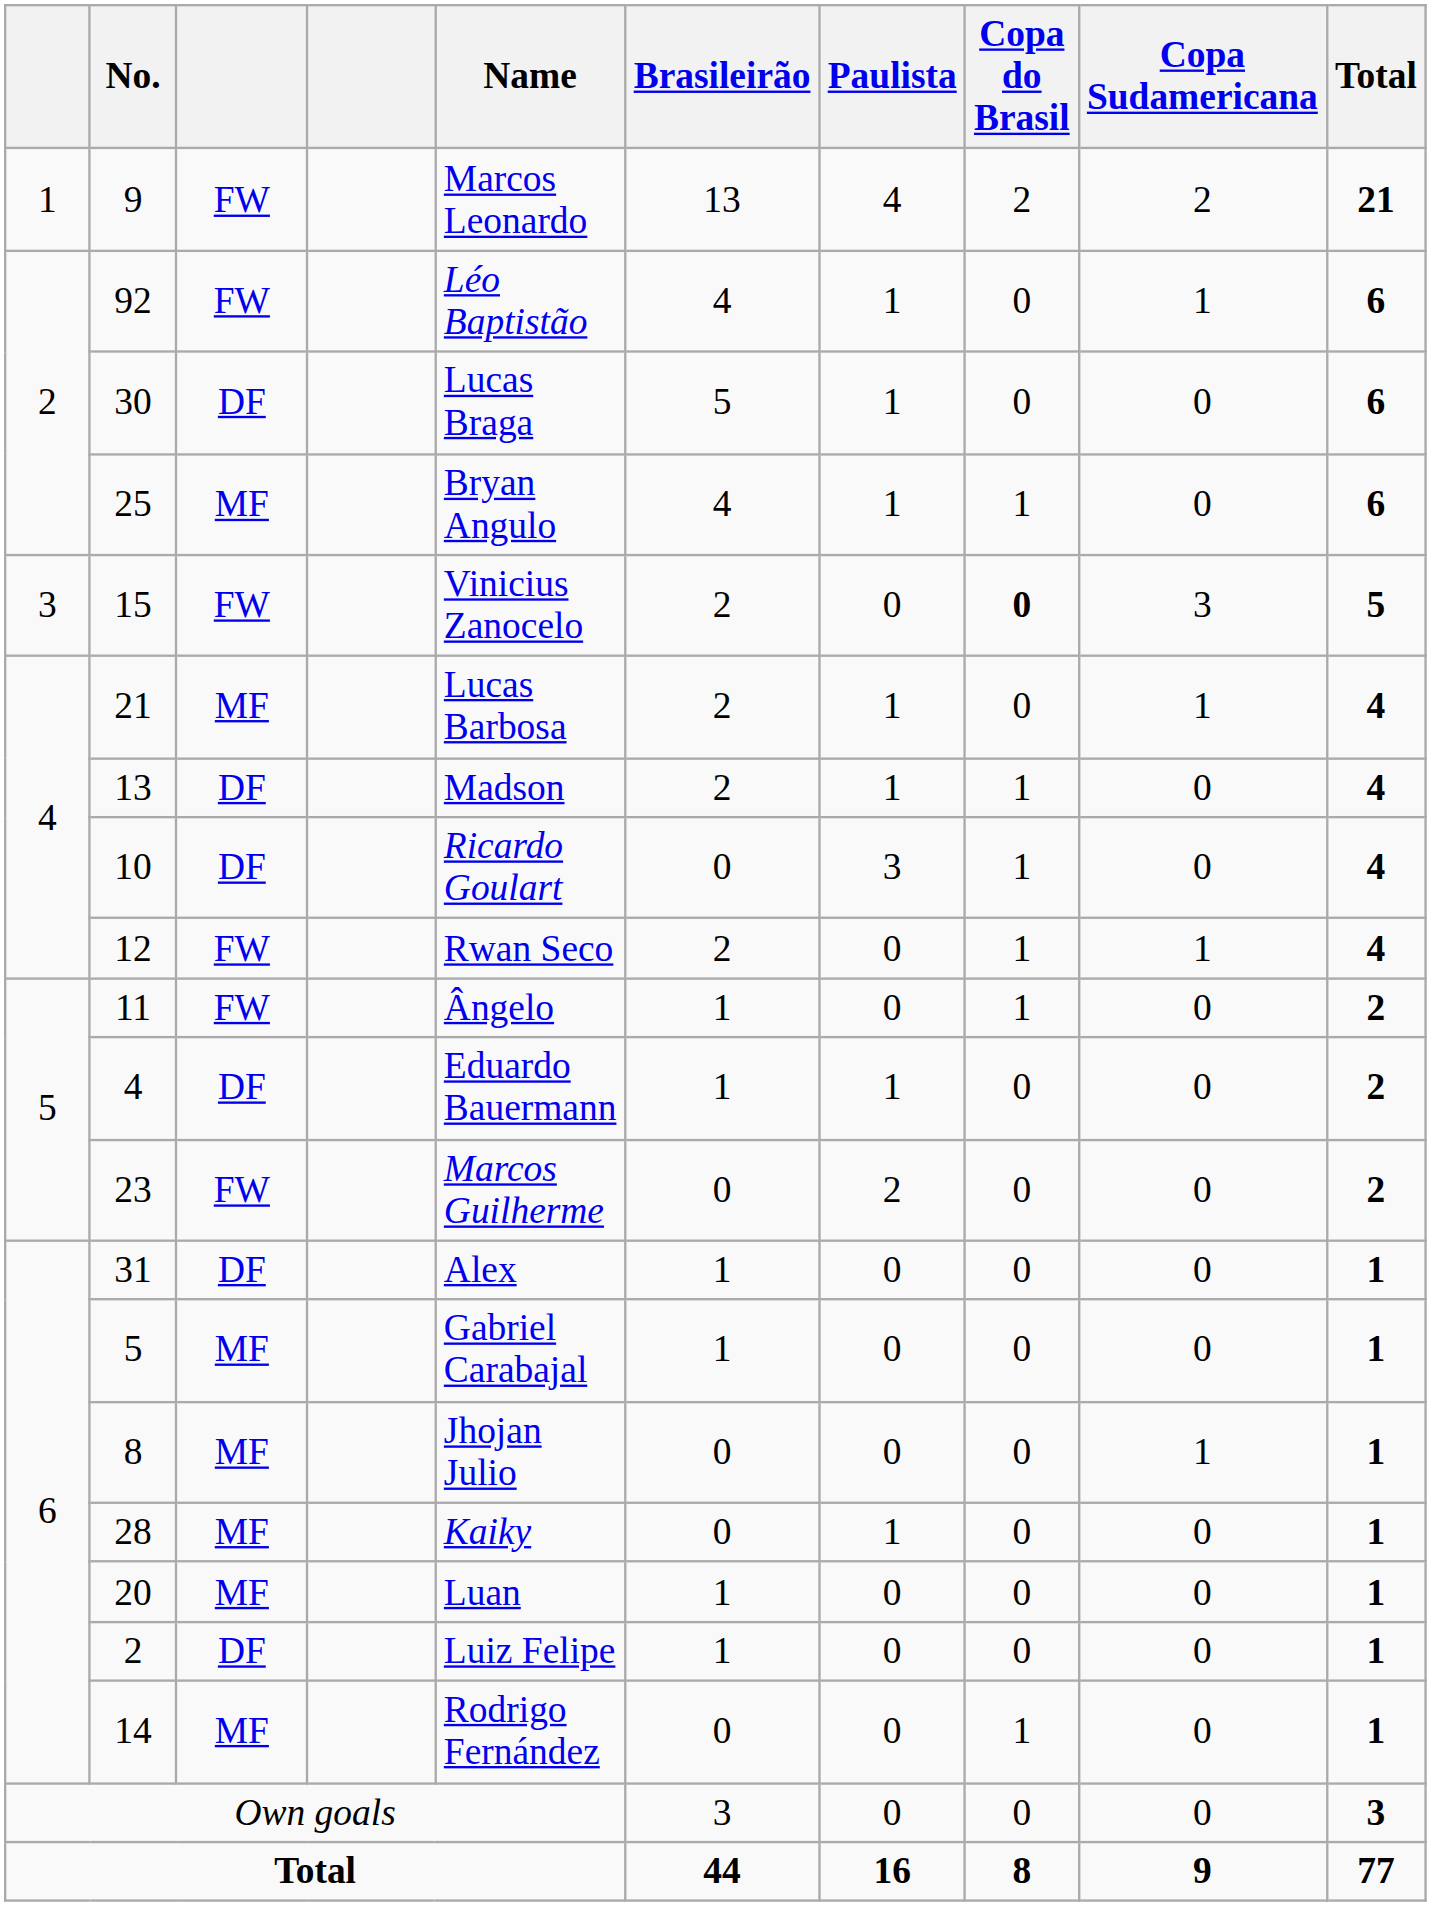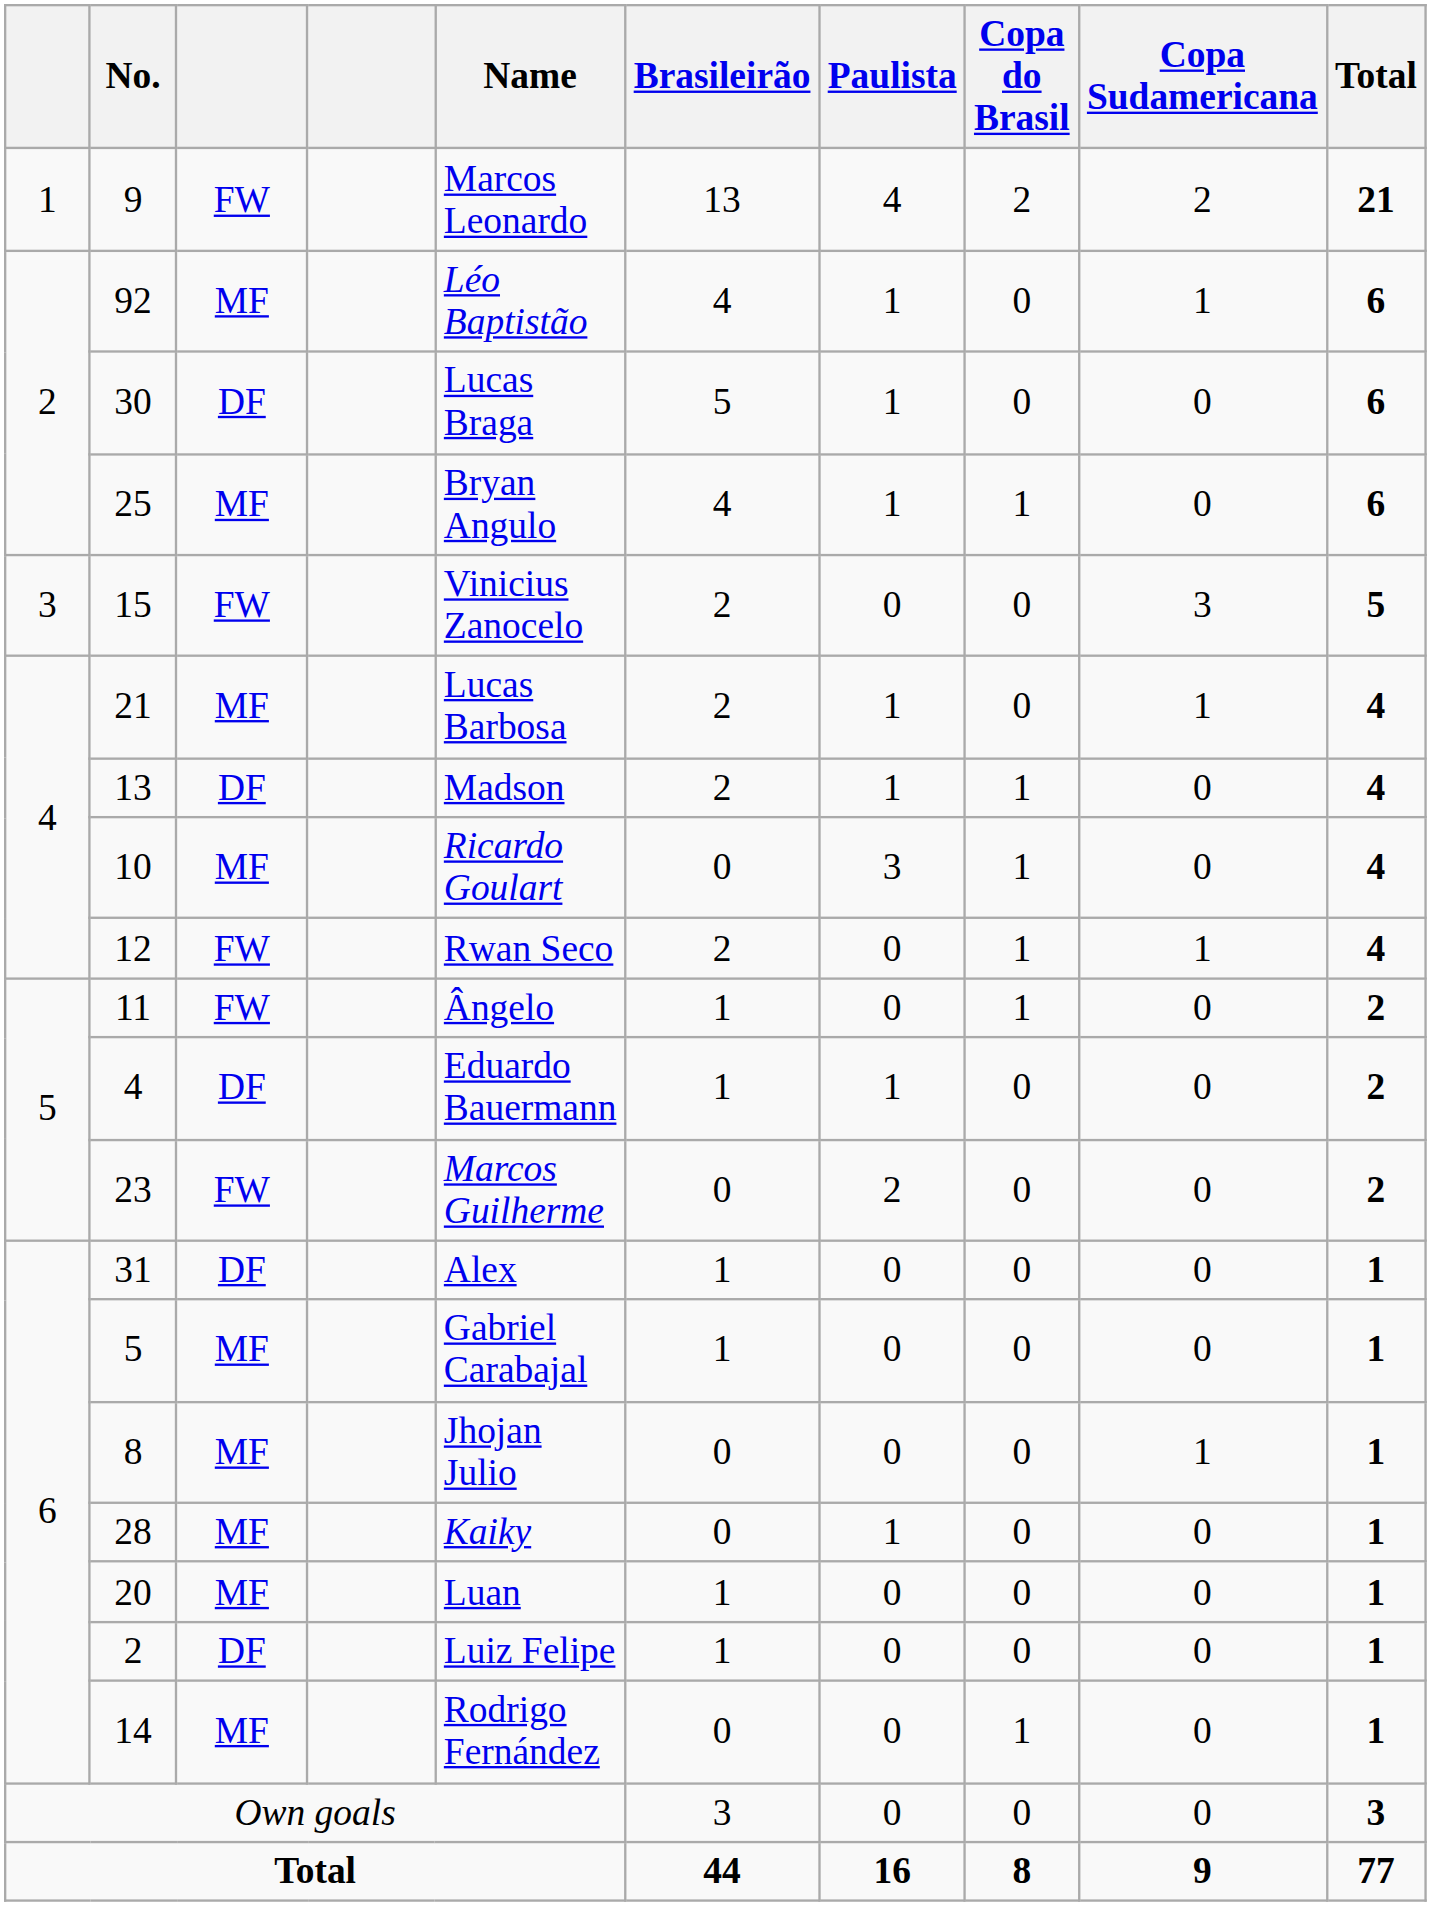(242, 300) FW -> (242, 300) MF
(1022, 604) bold -> (1022, 604) normal
(242, 867) DF -> (242, 867) MF
